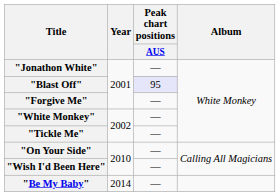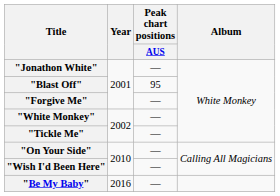(155, 84) lavender background -> (155, 84) no background
(121, 183) 2014 -> (121, 183) 2016
